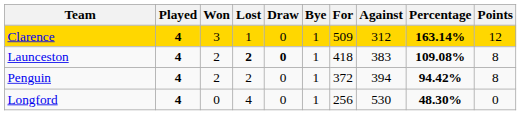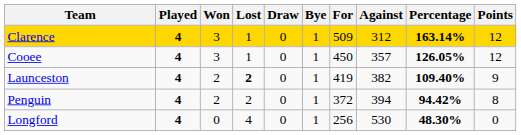+ row: (24, 57)
(283, 57) bold -> (283, 78) normal
(343, 57) 418 -> (343, 78) 419
(381, 57) 383 -> (381, 78) 382
(440, 57) 109.08% -> (440, 78) 109.40%
(495, 57) 8 -> (495, 78) 9
